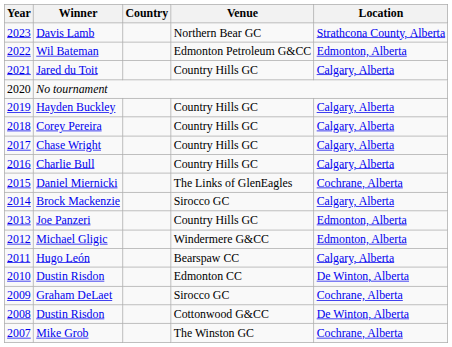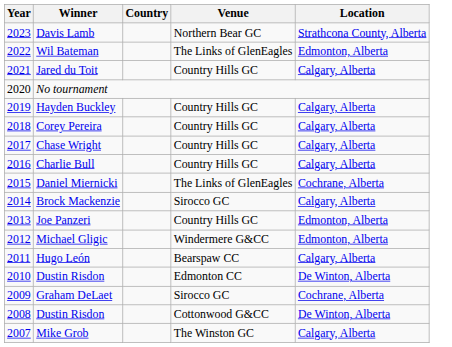(242, 51) Edmonton Petroleum G&CC -> (233, 51) The Links of GlenEagles
(360, 333) Cochrane, Alberta -> (337, 333) Calgary, Alberta
